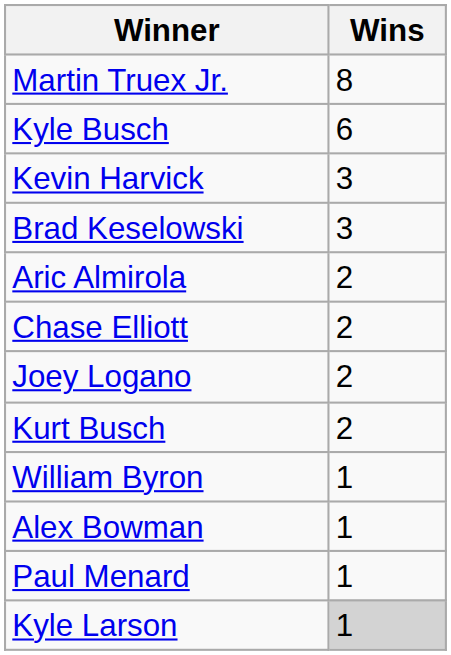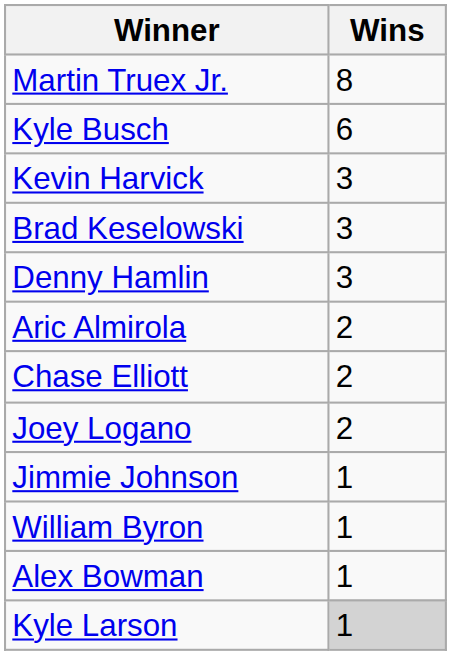+ row: (111, 278)
- row: (89, 427)
+ row: (125, 476)
- row: (101, 575)
